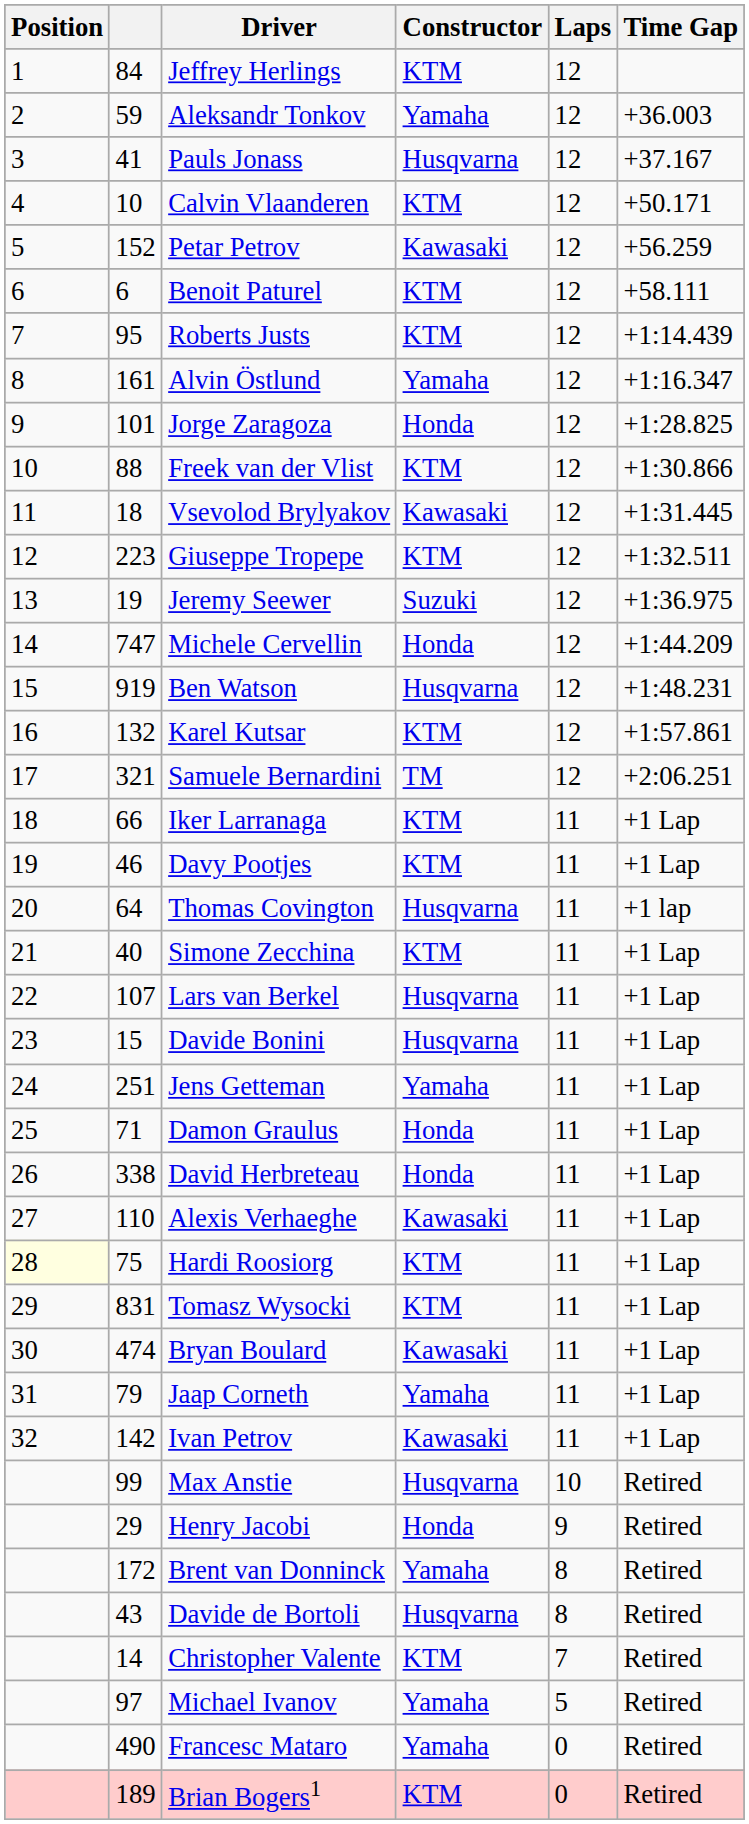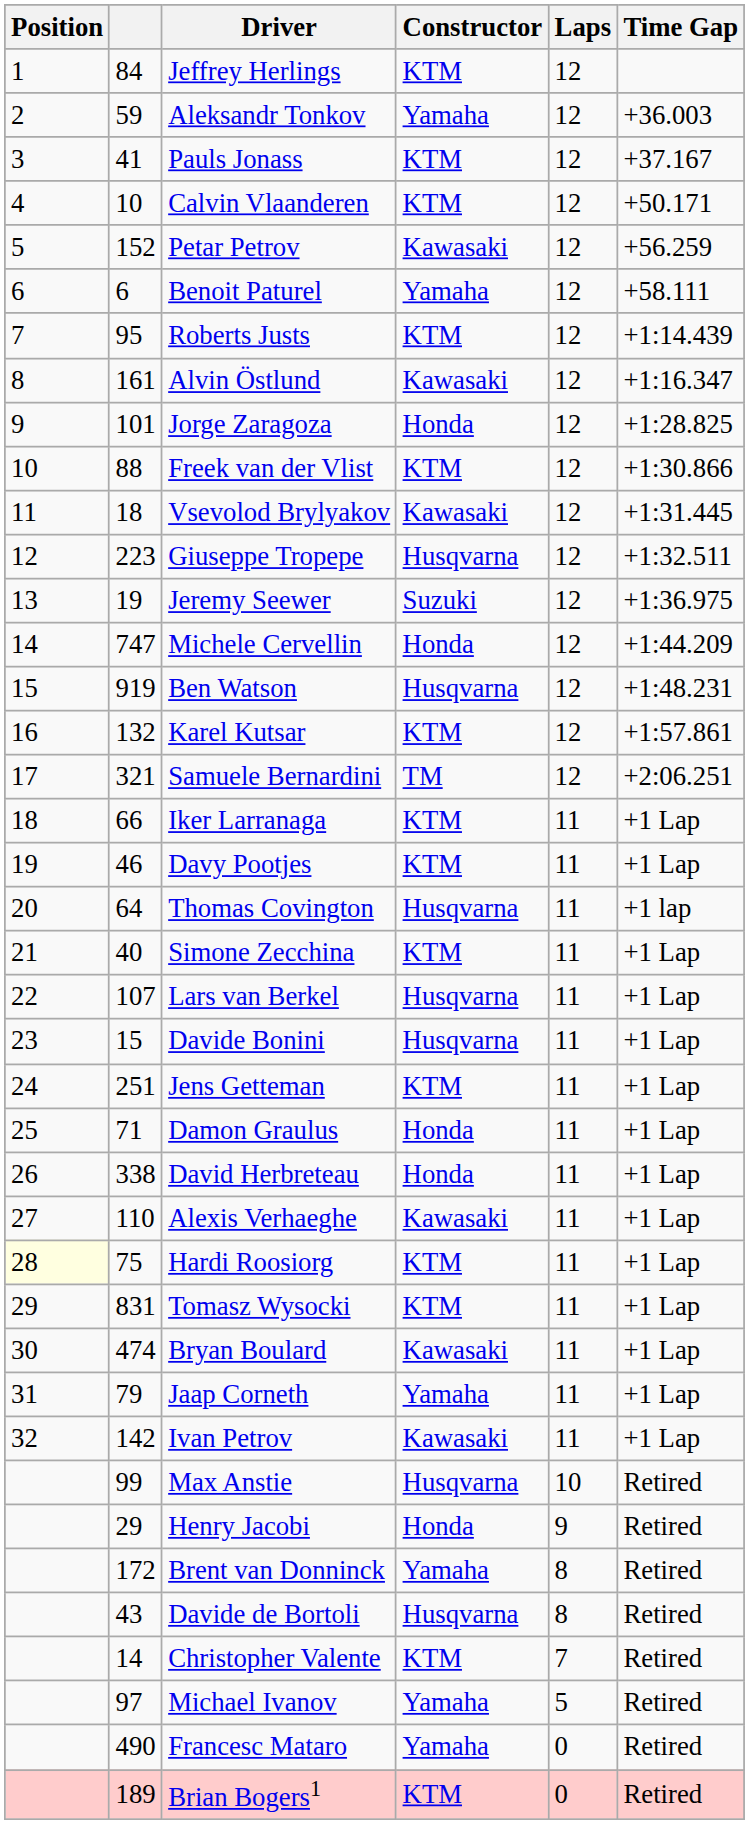(460, 159) Husqvarna -> (432, 159) KTM
(432, 291) KTM -> (446, 291) Yamaha
(446, 379) Yamaha -> (455, 379) Kawasaki
(432, 556) KTM -> (460, 556) Husqvarna
(446, 1085) Yamaha -> (432, 1085) KTM
